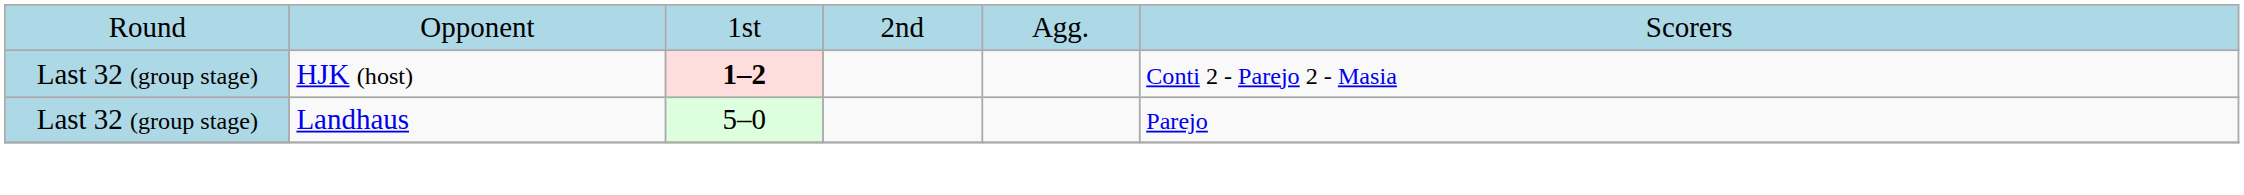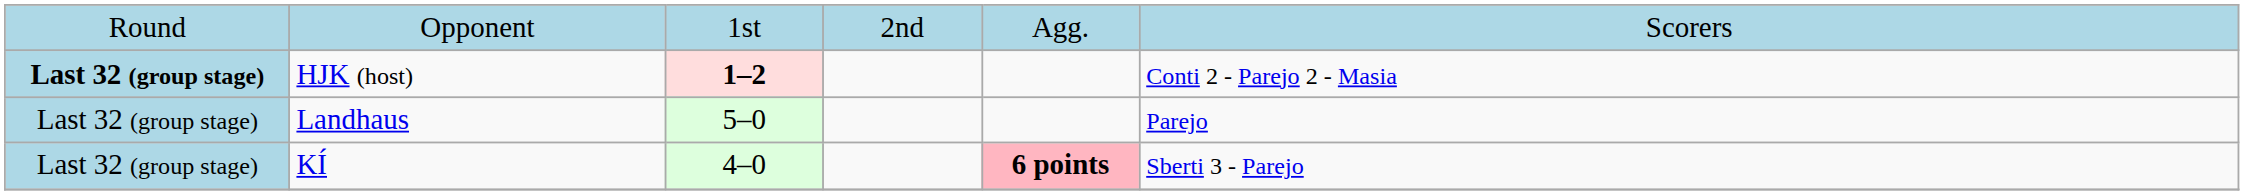(147, 73) normal -> (147, 73) bold
+ row: (312, 165)
